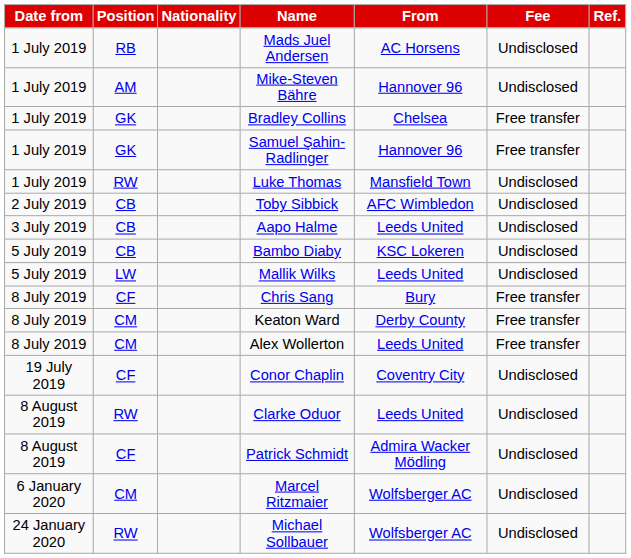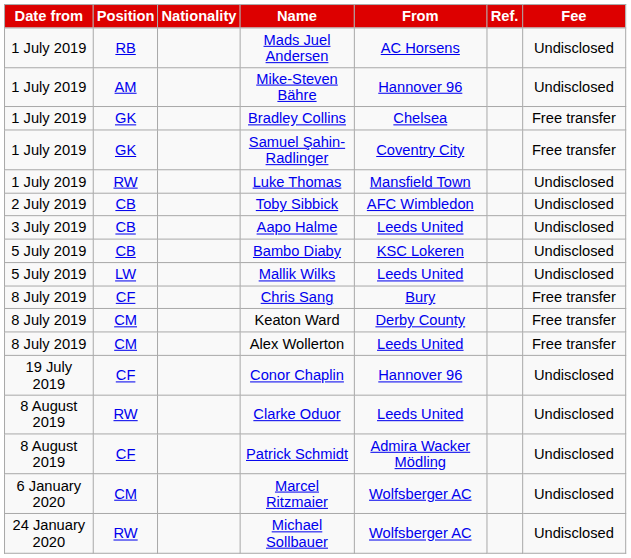columns swapped: (538, 17) <-> (607, 17)
(420, 150) Hannover 96 -> (420, 150) Coventry City
(420, 375) Coventry City -> (420, 375) Hannover 96
